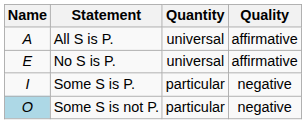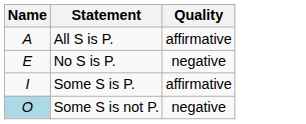- column: (195, 15)
(265, 61) affirmative -> (199, 61) negative
(265, 84) negative -> (199, 84) affirmative
